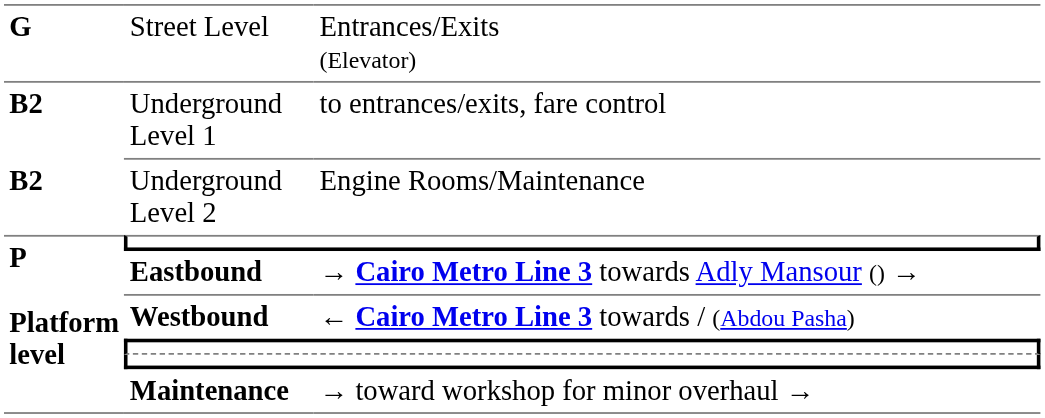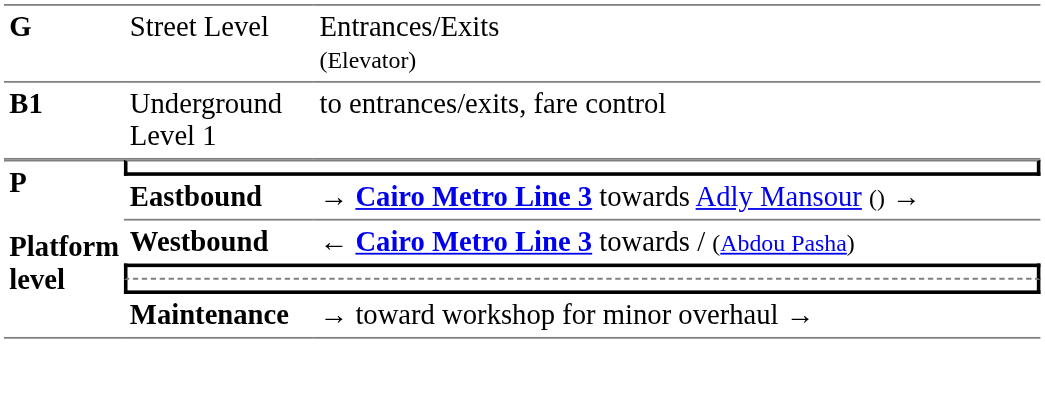(26, 103) B2 -> (26, 103) B1
- row: (206, 196)
